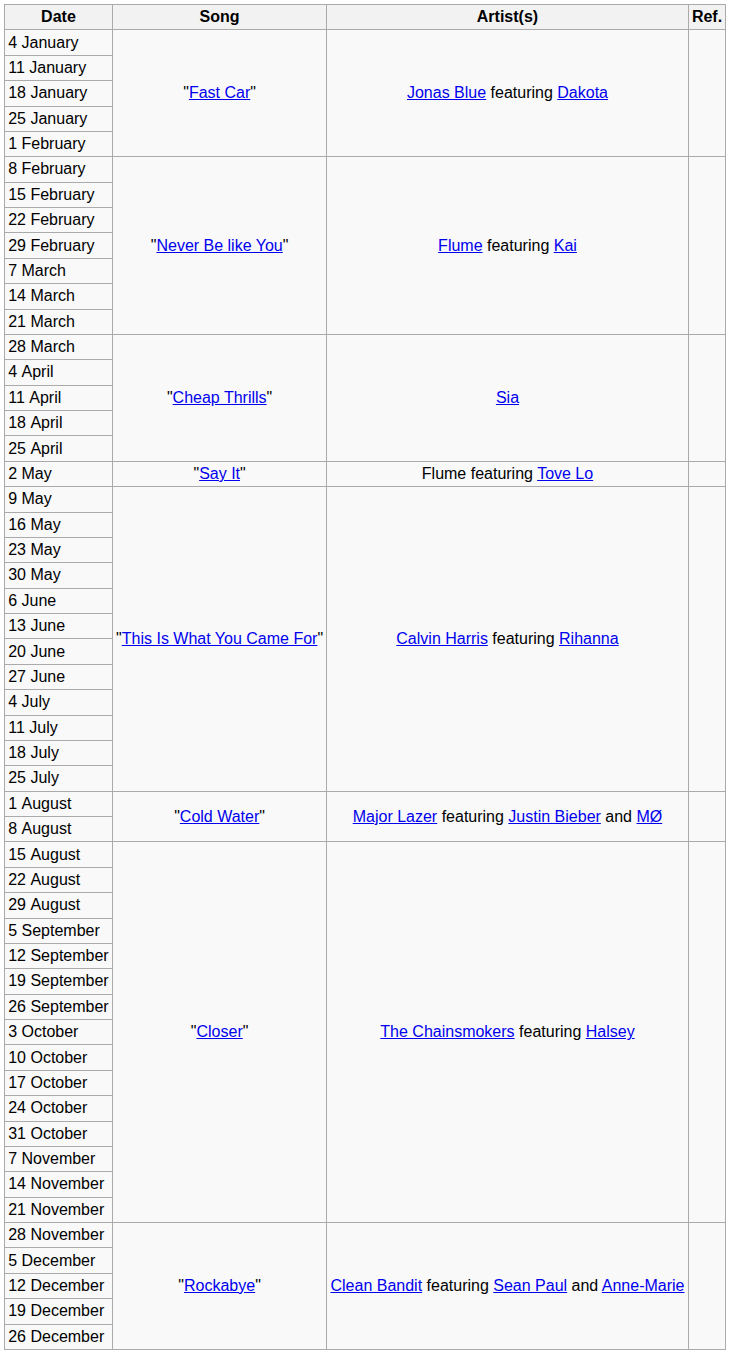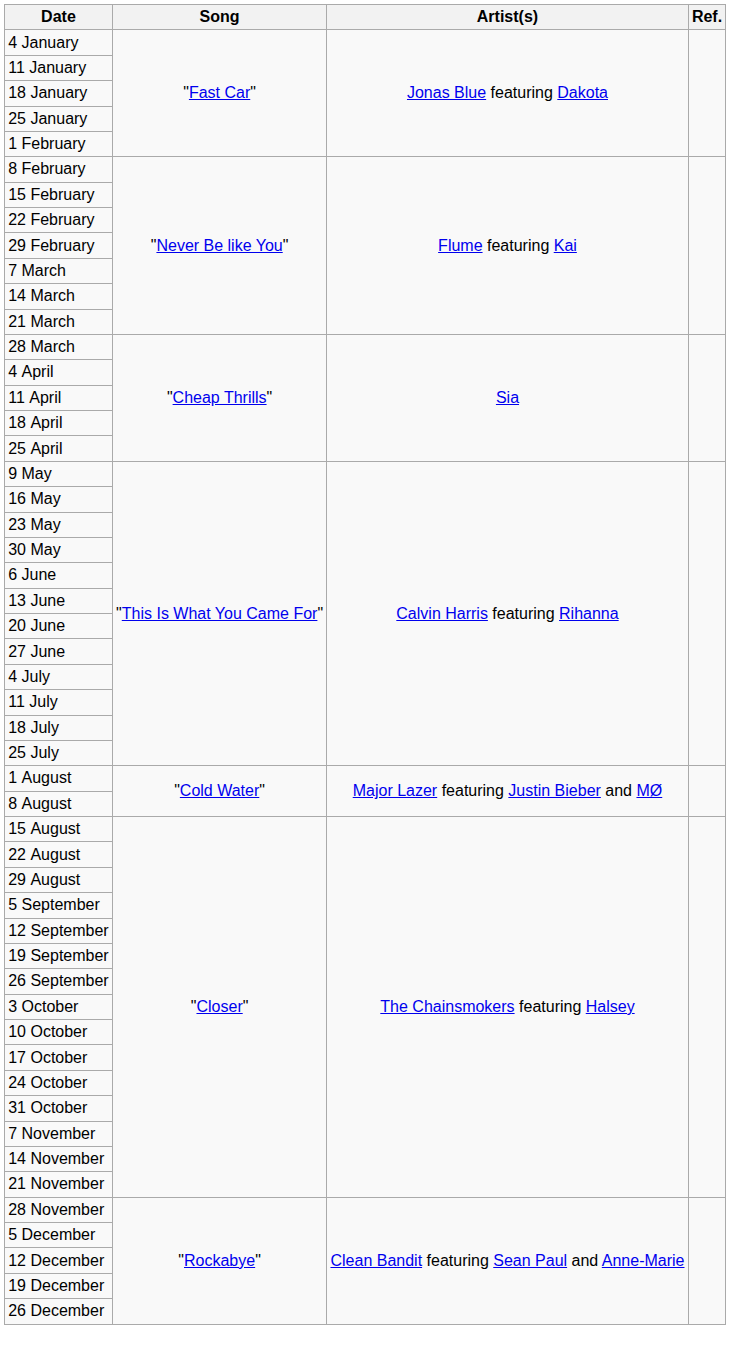- row: (30, 473)
